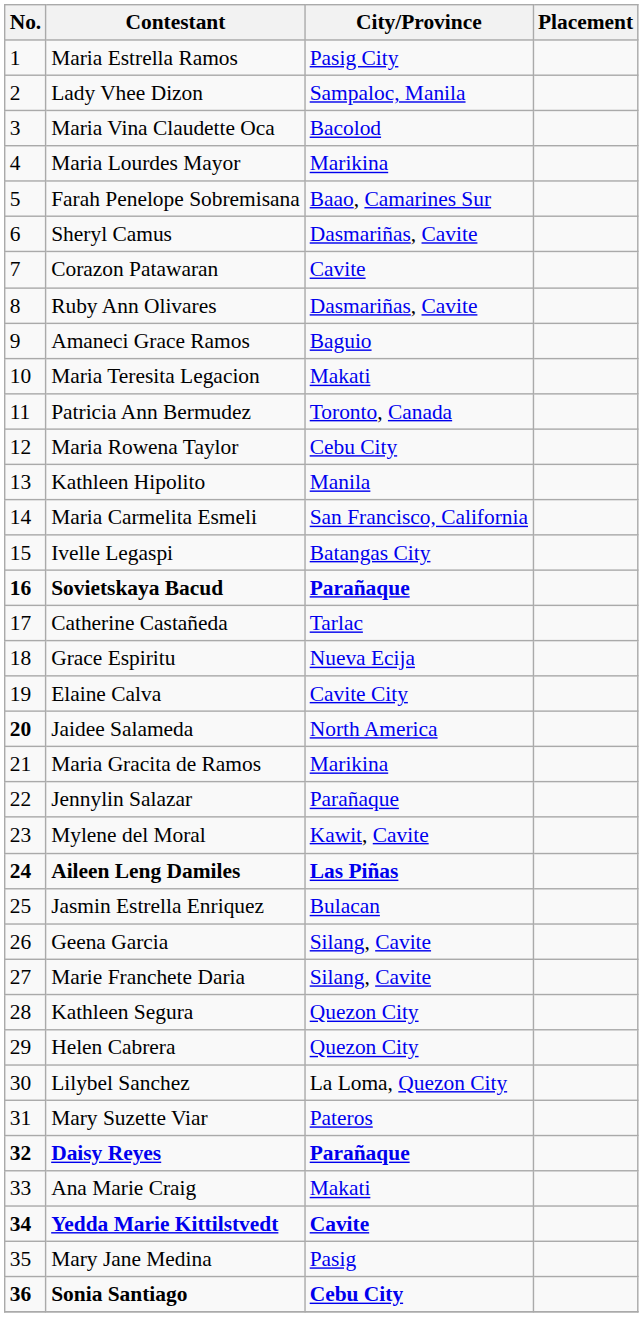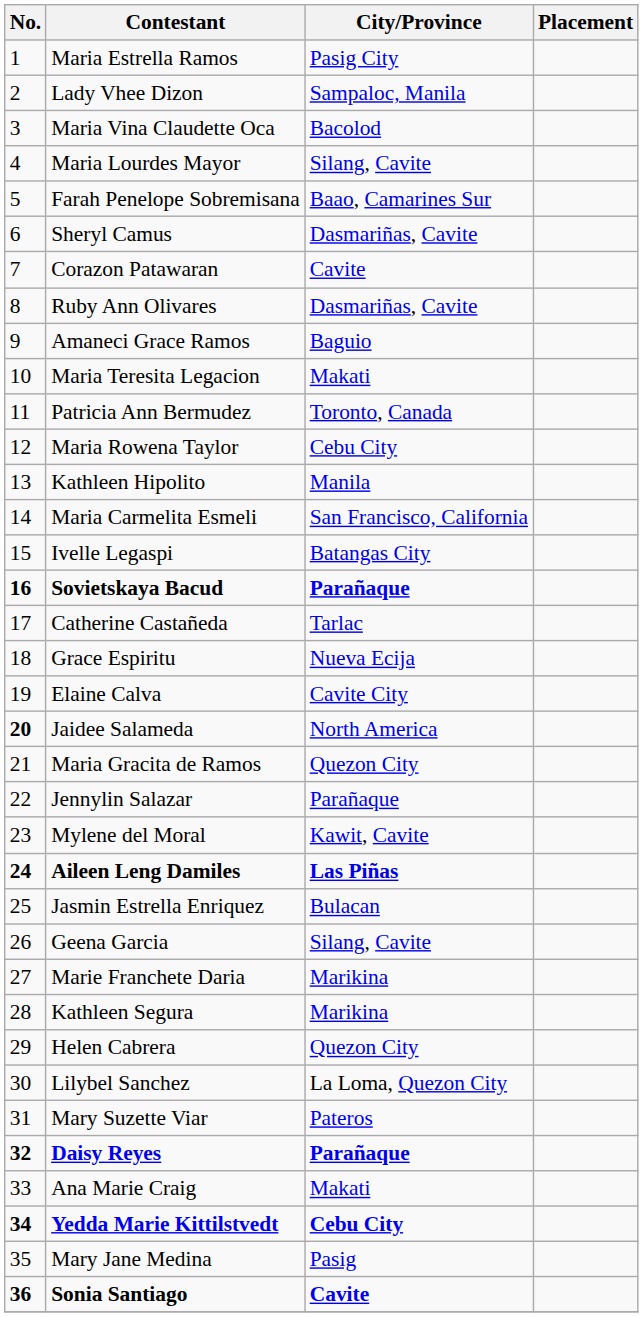(349, 163) Marikina -> (370, 163) Silang, Cavite
(349, 764) Marikina -> (364, 764) Quezon City
(370, 976) Silang, Cavite -> (349, 976) Marikina
(364, 1011) Quezon City -> (349, 1011) Marikina
(339, 1223) Cavite -> (356, 1223) Cebu City
(356, 1294) Cebu City -> (339, 1294) Cavite
